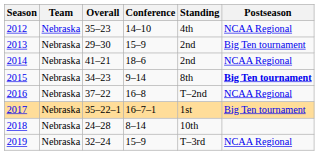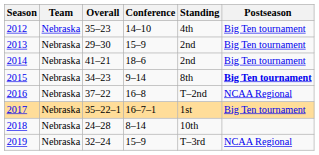(258, 28) NCAA Regional -> (265, 28) Big Ten tournament
(258, 61) NCAA Regional -> (265, 61) Big Ten tournament
